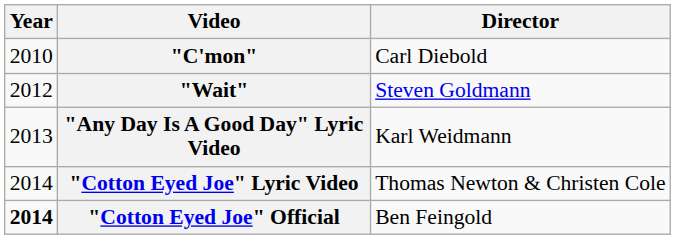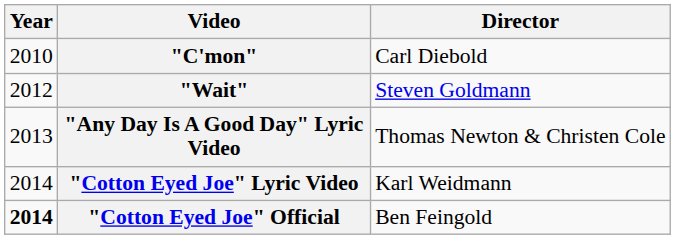(443, 136) Karl Weidmann -> (520, 136) Thomas Newton & Christen Cole
(520, 182) Thomas Newton & Christen Cole -> (443, 182) Karl Weidmann
